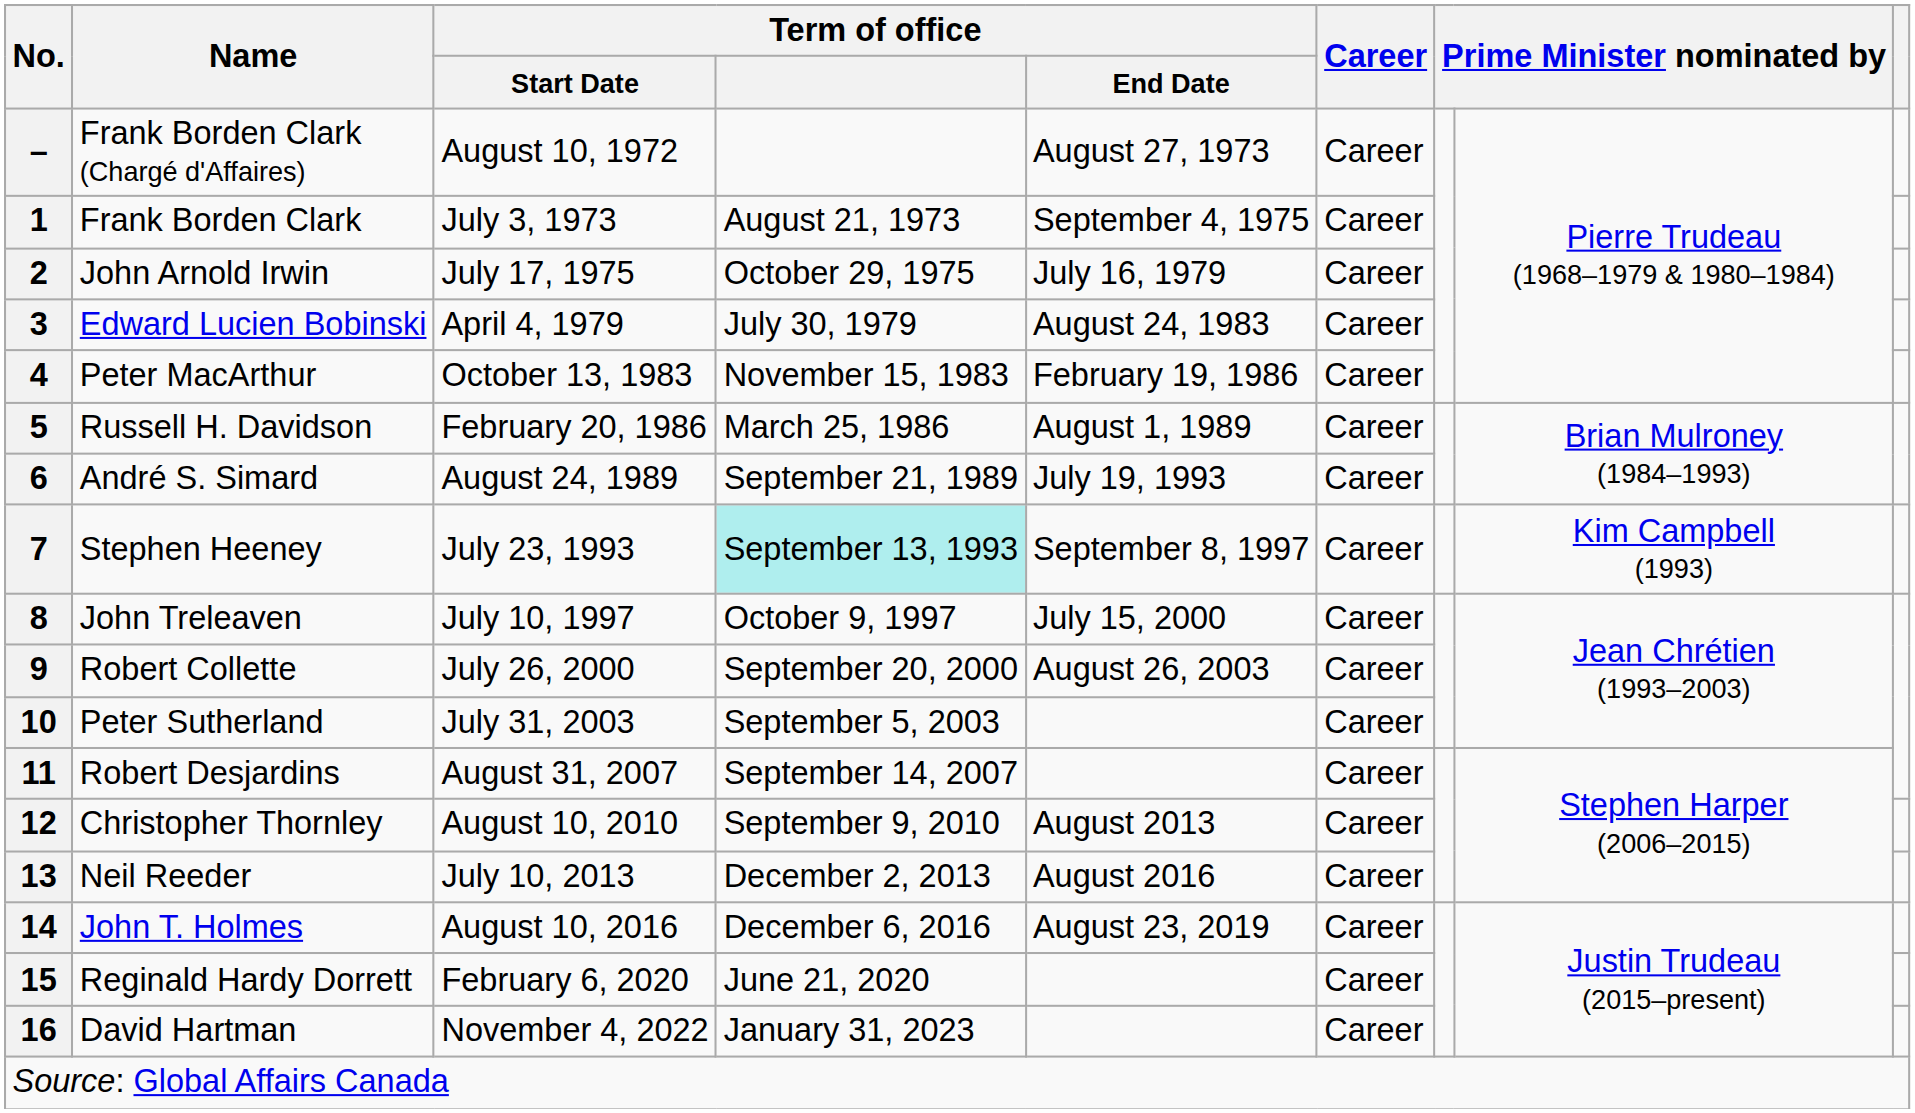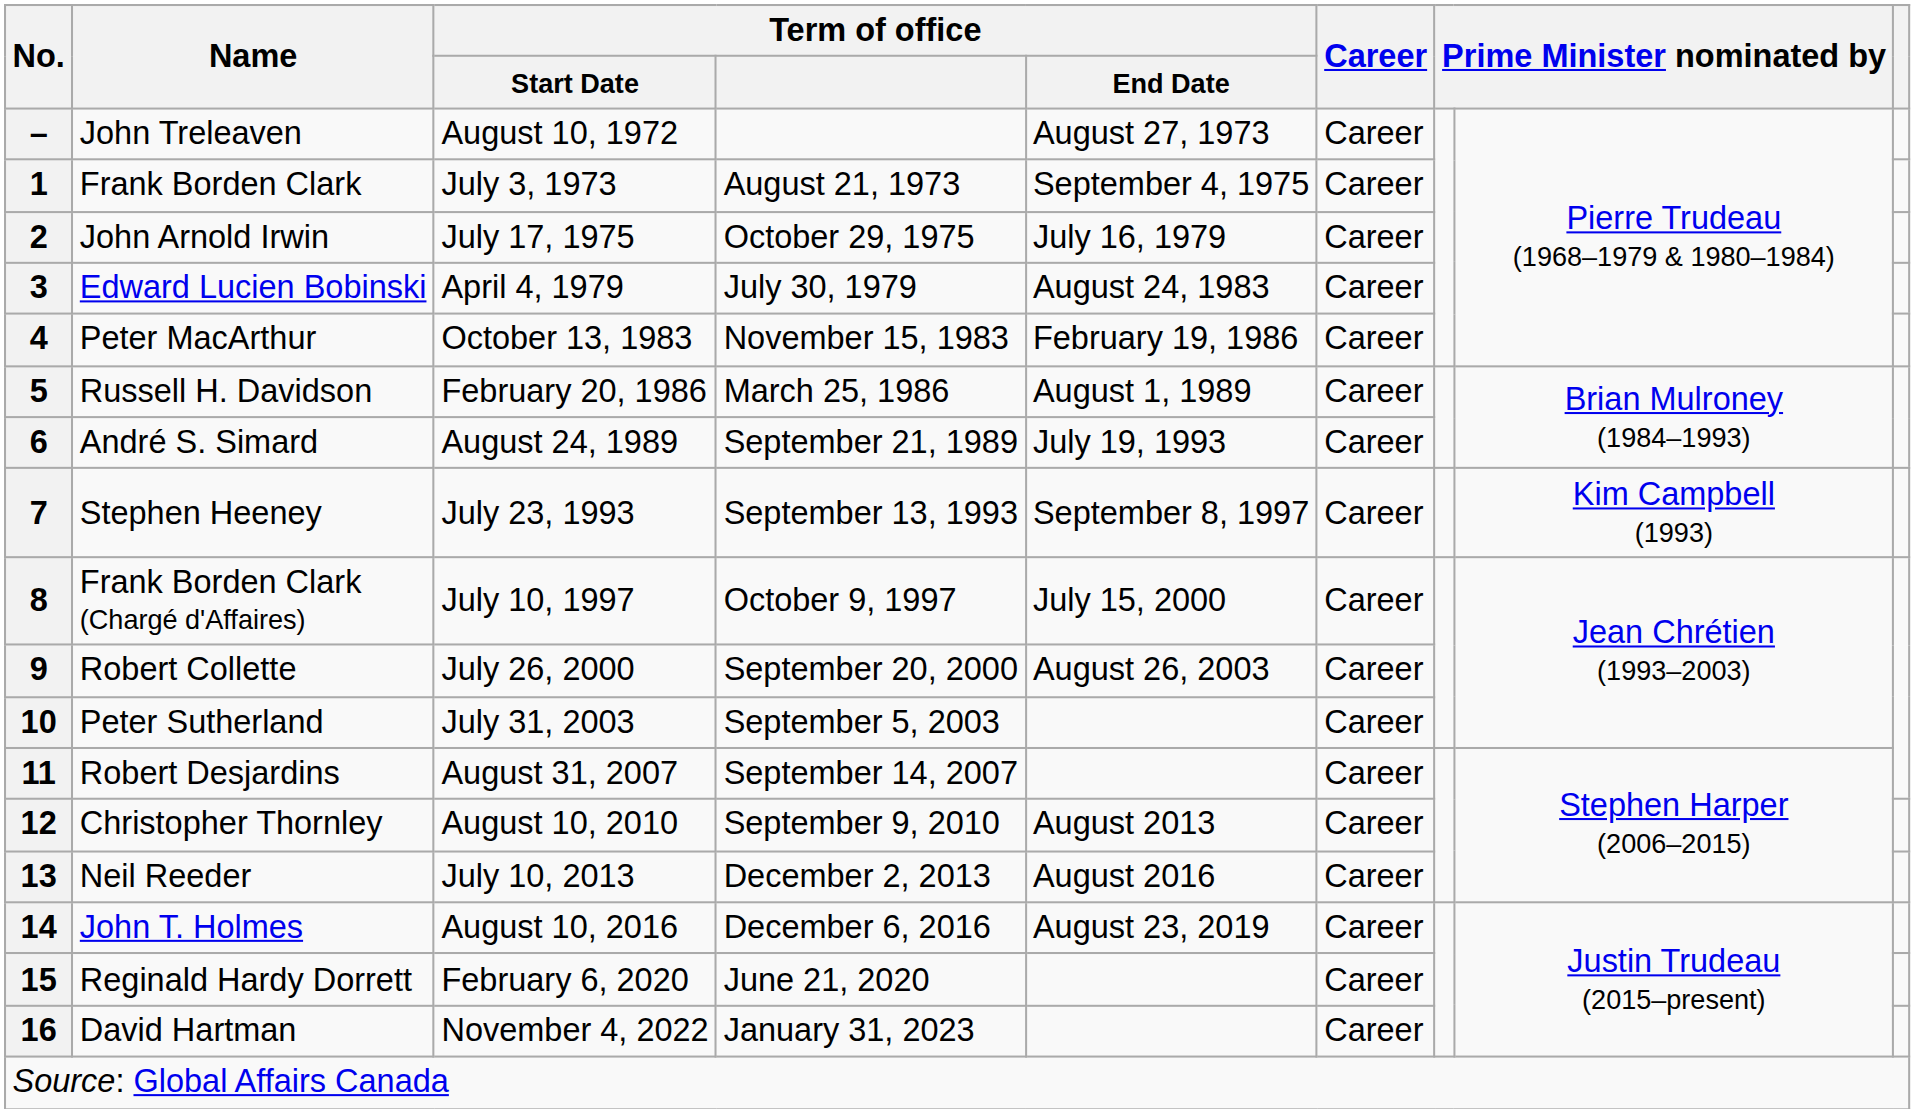(221, 151) Frank Borden Clark (Chargé d'Affaires) -> (191, 133) John Treleaven
(871, 548) paleturquoise background -> (871, 512) no background
(191, 618) John Treleaven -> (221, 600) Frank Borden Clark (Chargé d'Affaires)
